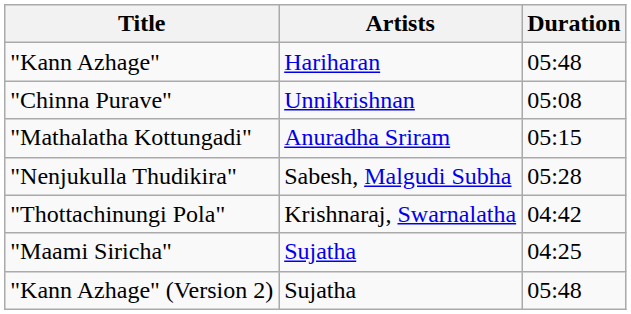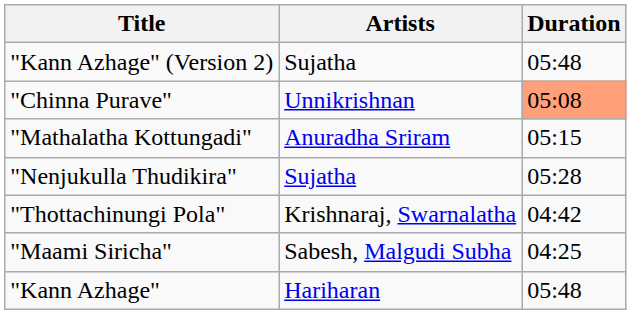rows swapped: (85, 61) <-> (142, 289)
(555, 99) no background -> (555, 99) lightsalmon background
(398, 175) Sabesh, Malgudi Subha -> (320, 175) Sujatha
(320, 251) Sujatha -> (398, 251) Sabesh, Malgudi Subha
